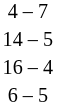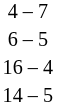rows swapped: (28, 95) <-> (28, 39)
